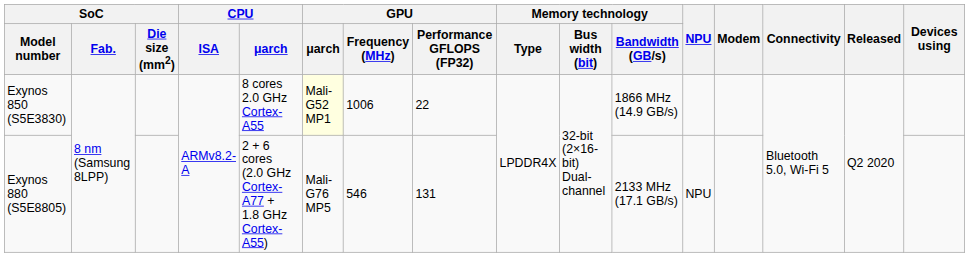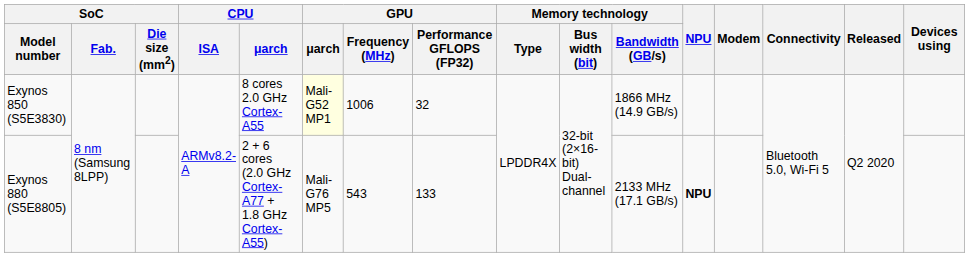(422, 105) 22 -> (422, 105) 32
(356, 194) 546 -> (356, 194) 543
(426, 194) 131 -> (426, 194) 133
(698, 194) normal -> (698, 194) bold
